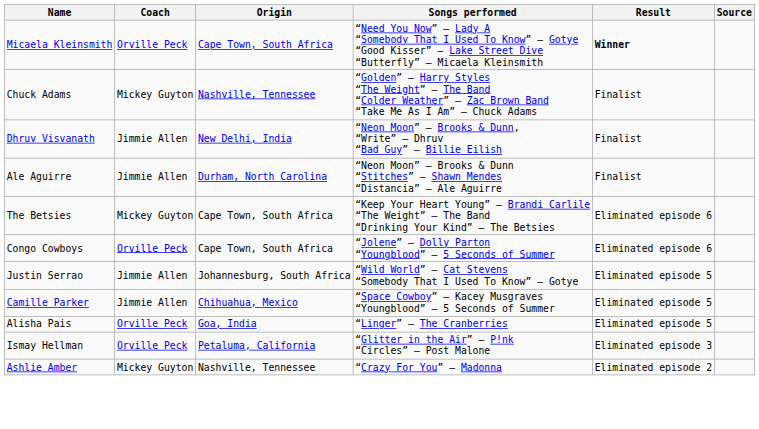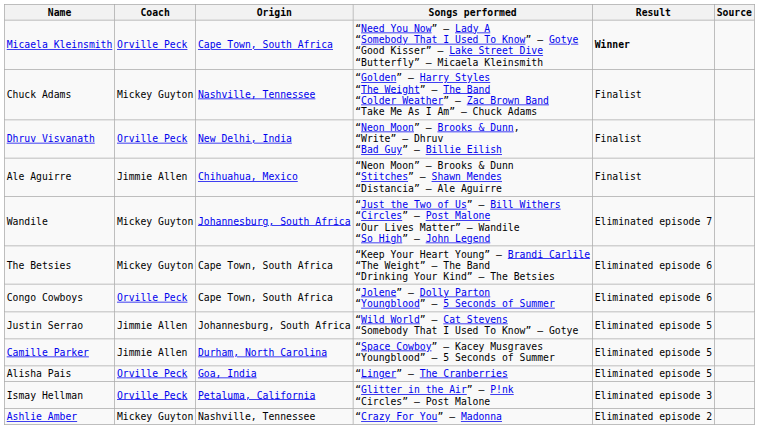(152, 139) Jimmie Allen -> (152, 139) Orville Peck
(263, 177) Durham, North Carolina -> (248, 177) Chihuahua, Mexico
+ row: (27, 221)
(248, 303) Chihuahua, Mexico -> (263, 352) Durham, North Carolina
